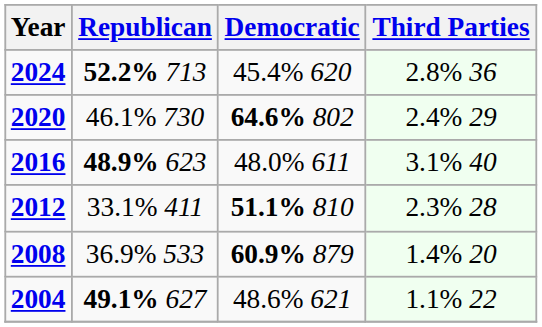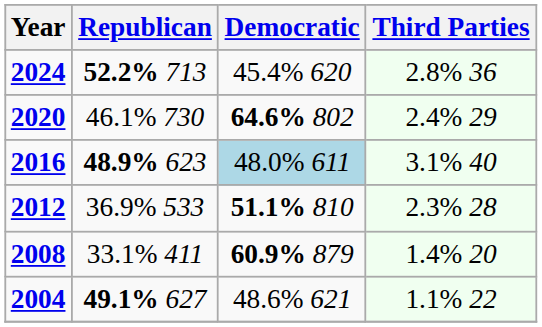(292, 162) no background -> (292, 162) lightblue background
(145, 207) 33.1% 411 -> (145, 207) 36.9% 533
(145, 252) 36.9% 533 -> (145, 252) 33.1% 411
